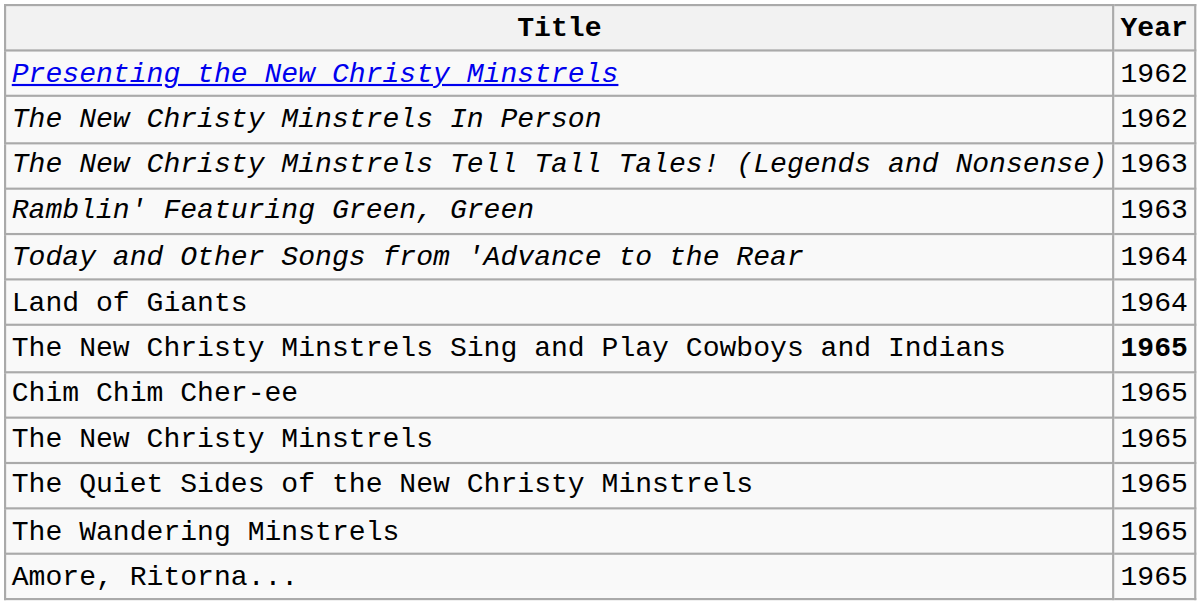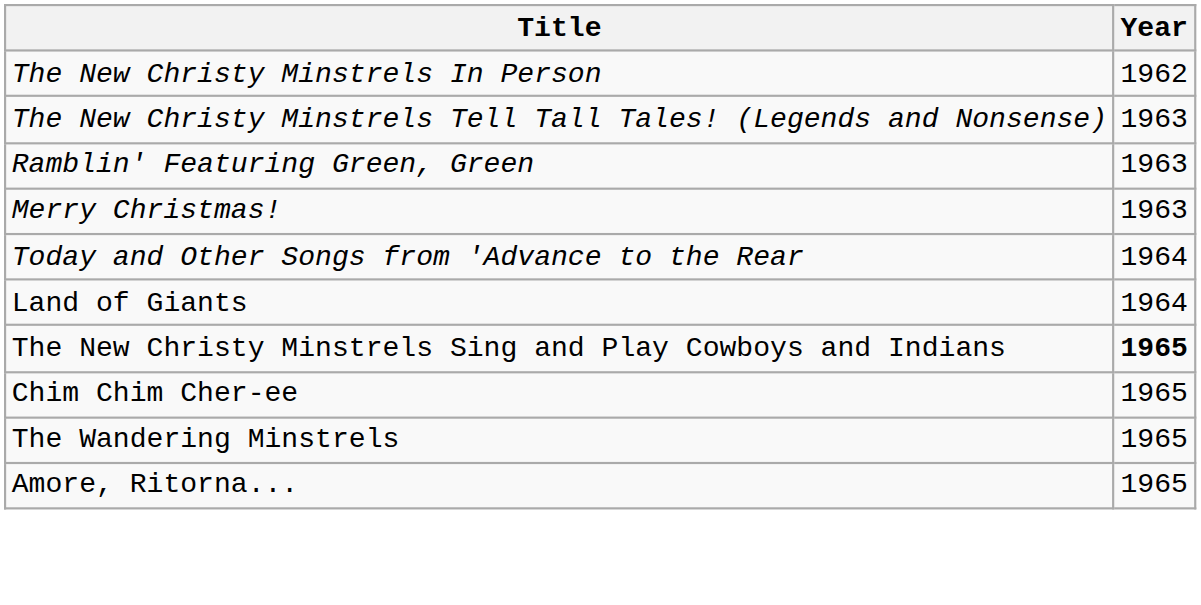- row: (315, 74)
+ row: (147, 211)
- row: (222, 440)
- row: (382, 486)
